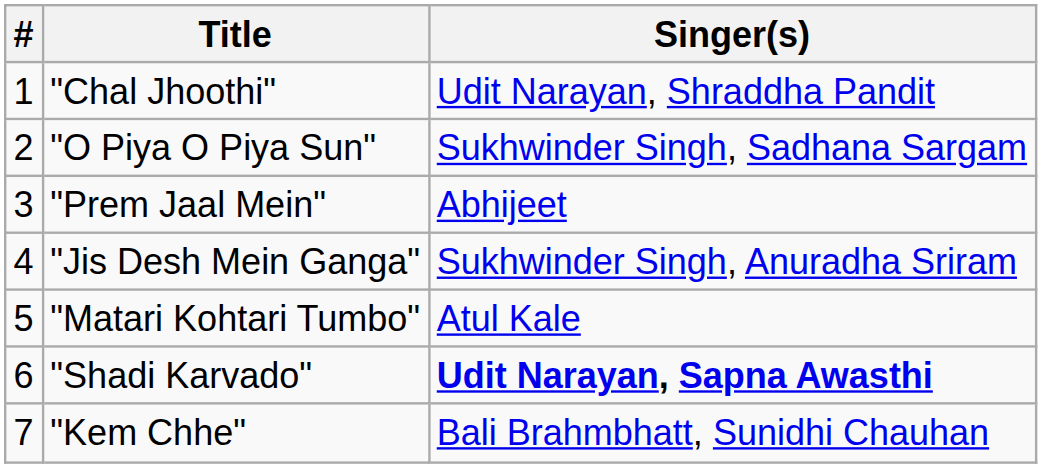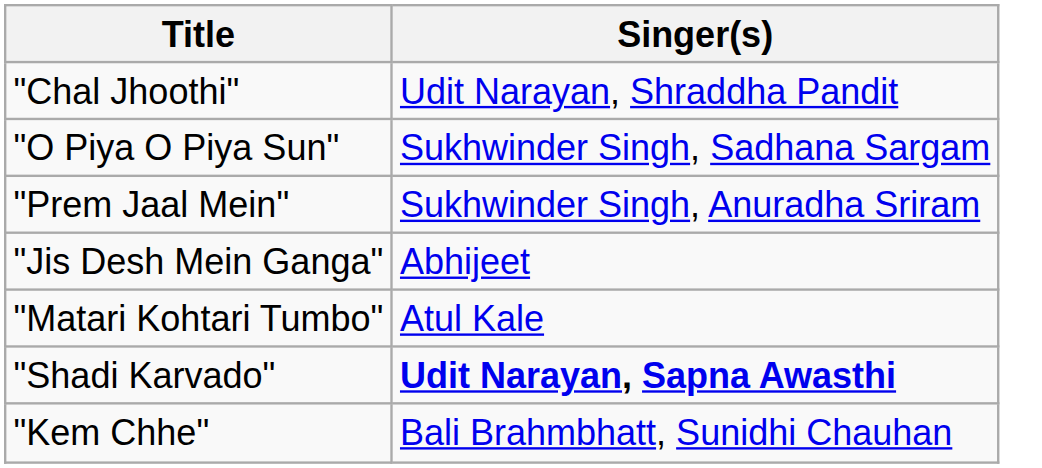- column: (24, 34)
(502, 205) Abhijeet -> (690, 205) Sukhwinder Singh, Anuradha Sriram
(727, 262) Sukhwinder Singh, Anuradha Sriram -> (465, 262) Abhijeet
